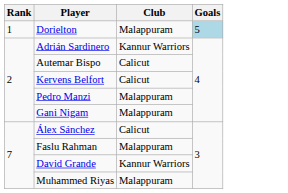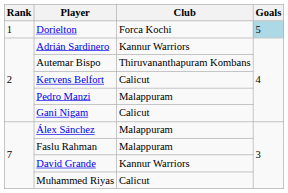(146, 29) Malappuram -> (145, 29) Forca Kochi
(134, 63) Calicut -> (185, 63) Thiruvananthapuram Kombans
(146, 113) Malappuram -> (134, 113) Calicut
(134, 130) Calicut -> (146, 130) Malappuram
(146, 180) Malappuram -> (134, 180) Calicut
